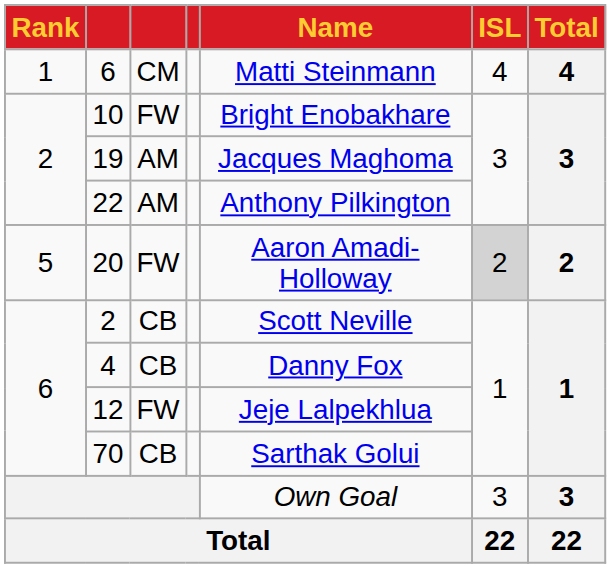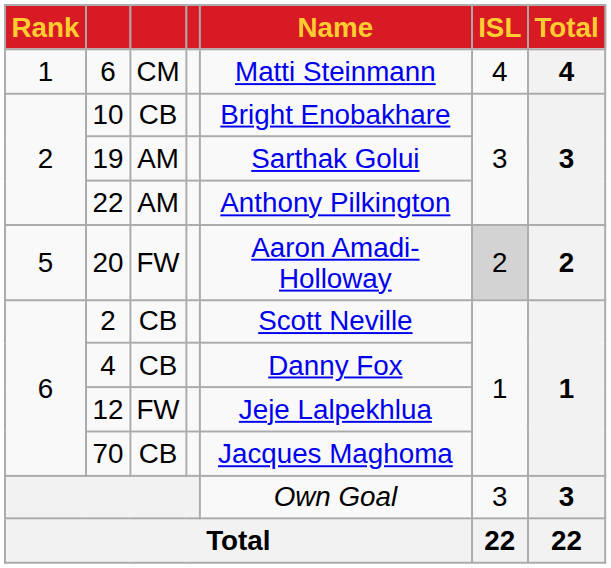(158, 115) FW -> (158, 115) CB
(335, 159) Jacques Maghoma -> (335, 159) Sarthak Golui
(335, 453) Sarthak Golui -> (335, 453) Jacques Maghoma
